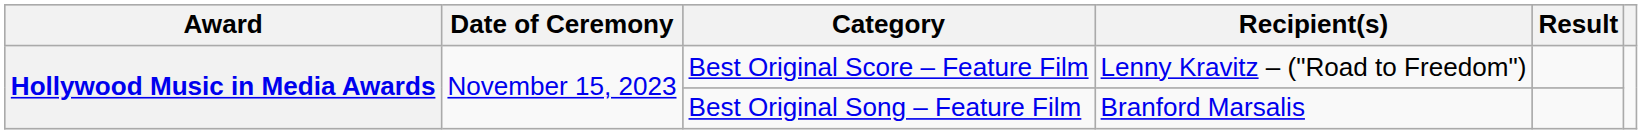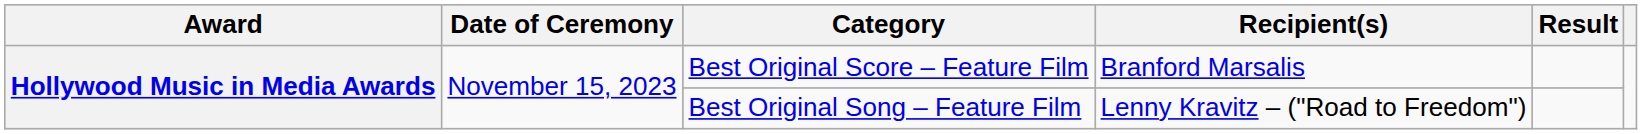(1314, 66) Lenny Kravitz – ("Road to Freedom") -> (1203, 66) Branford Marsalis
(1203, 107) Branford Marsalis -> (1314, 107) Lenny Kravitz – ("Road to Freedom")
